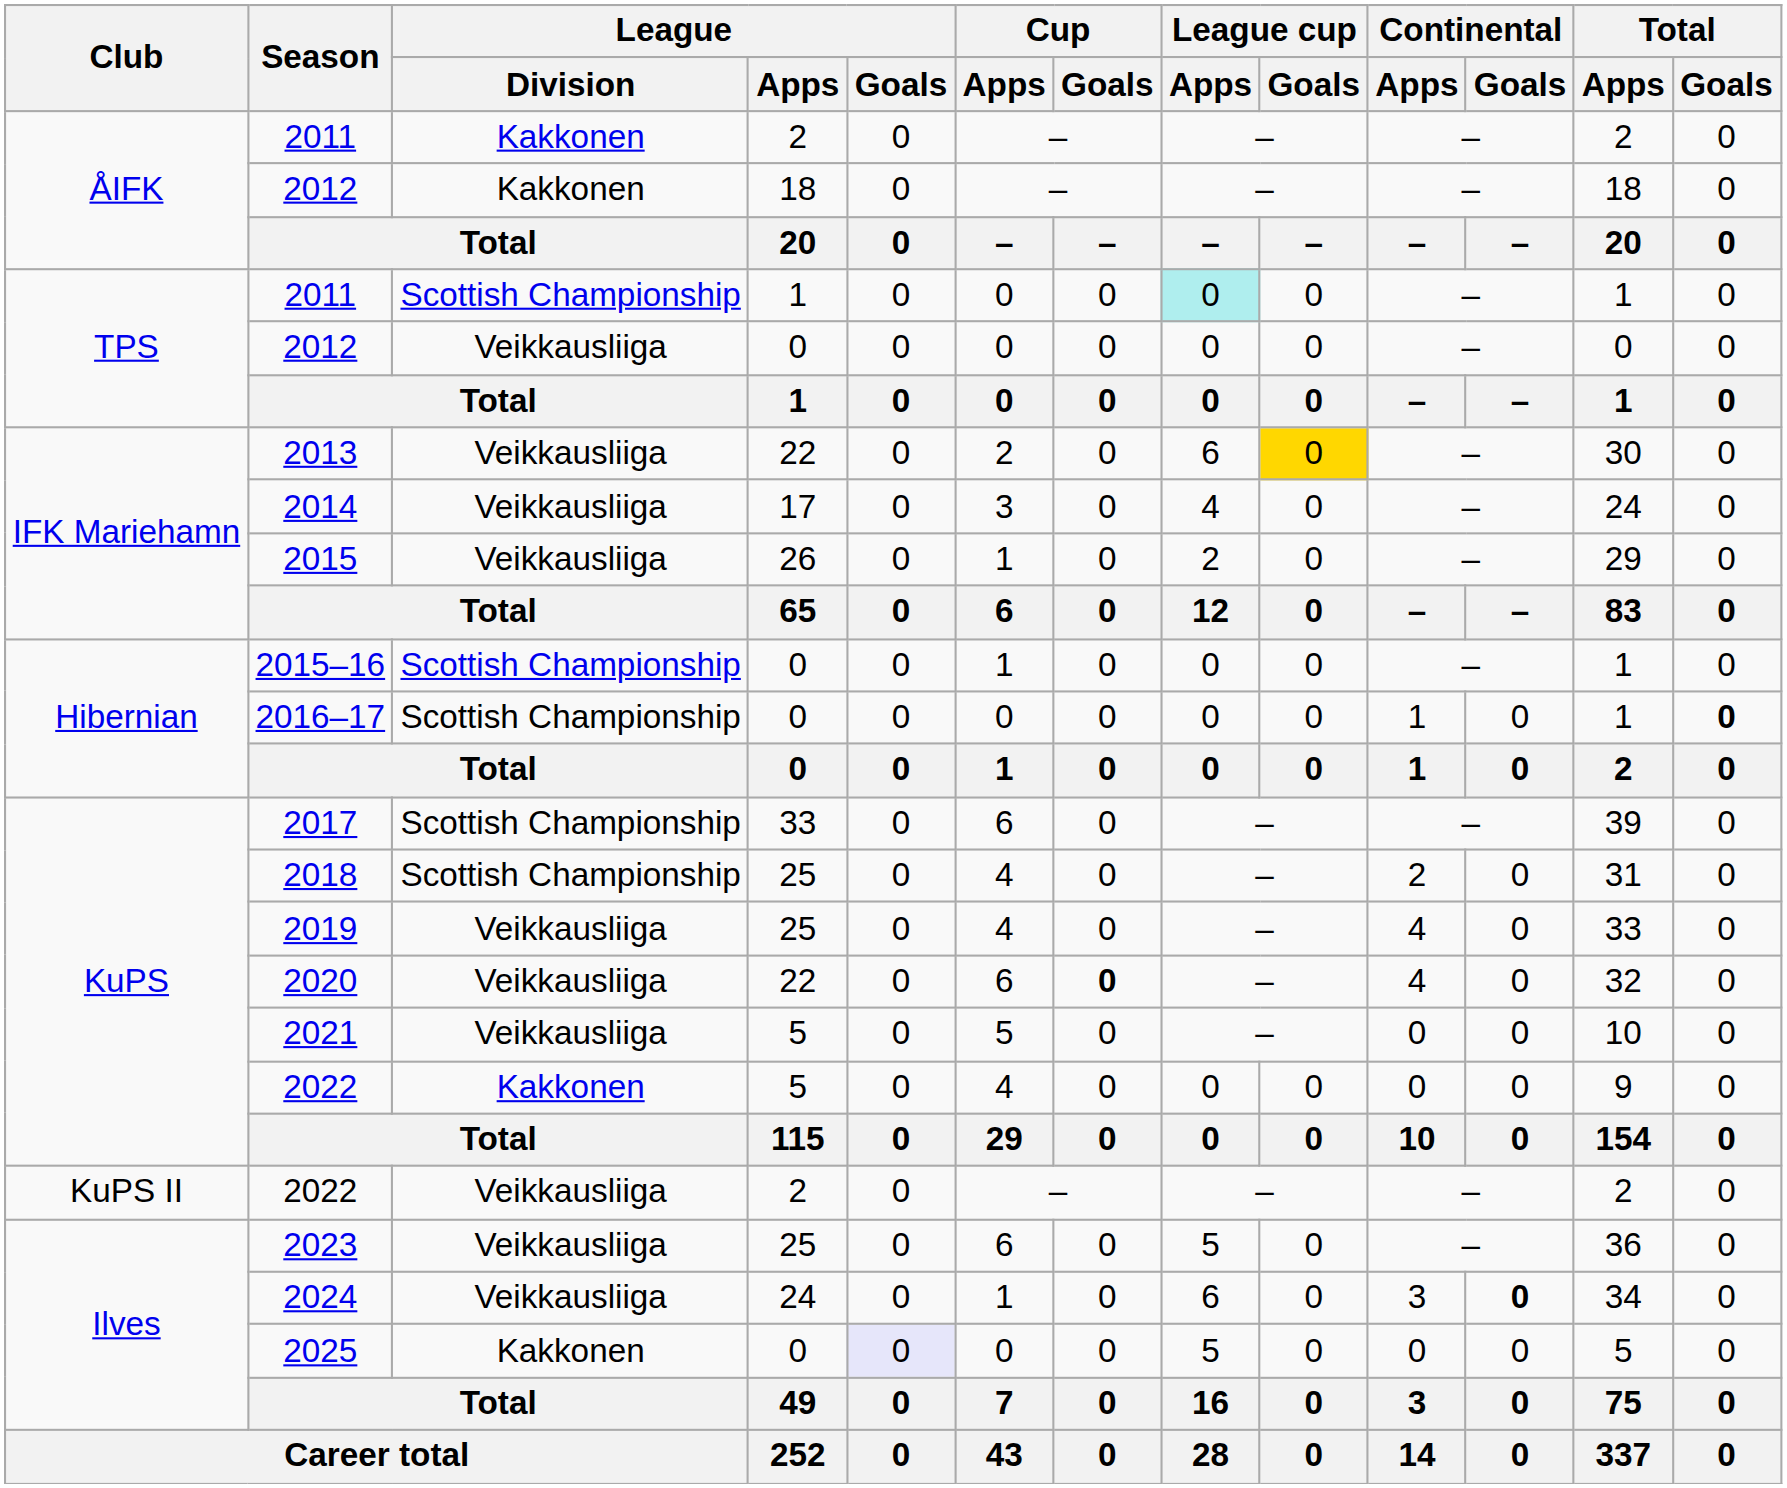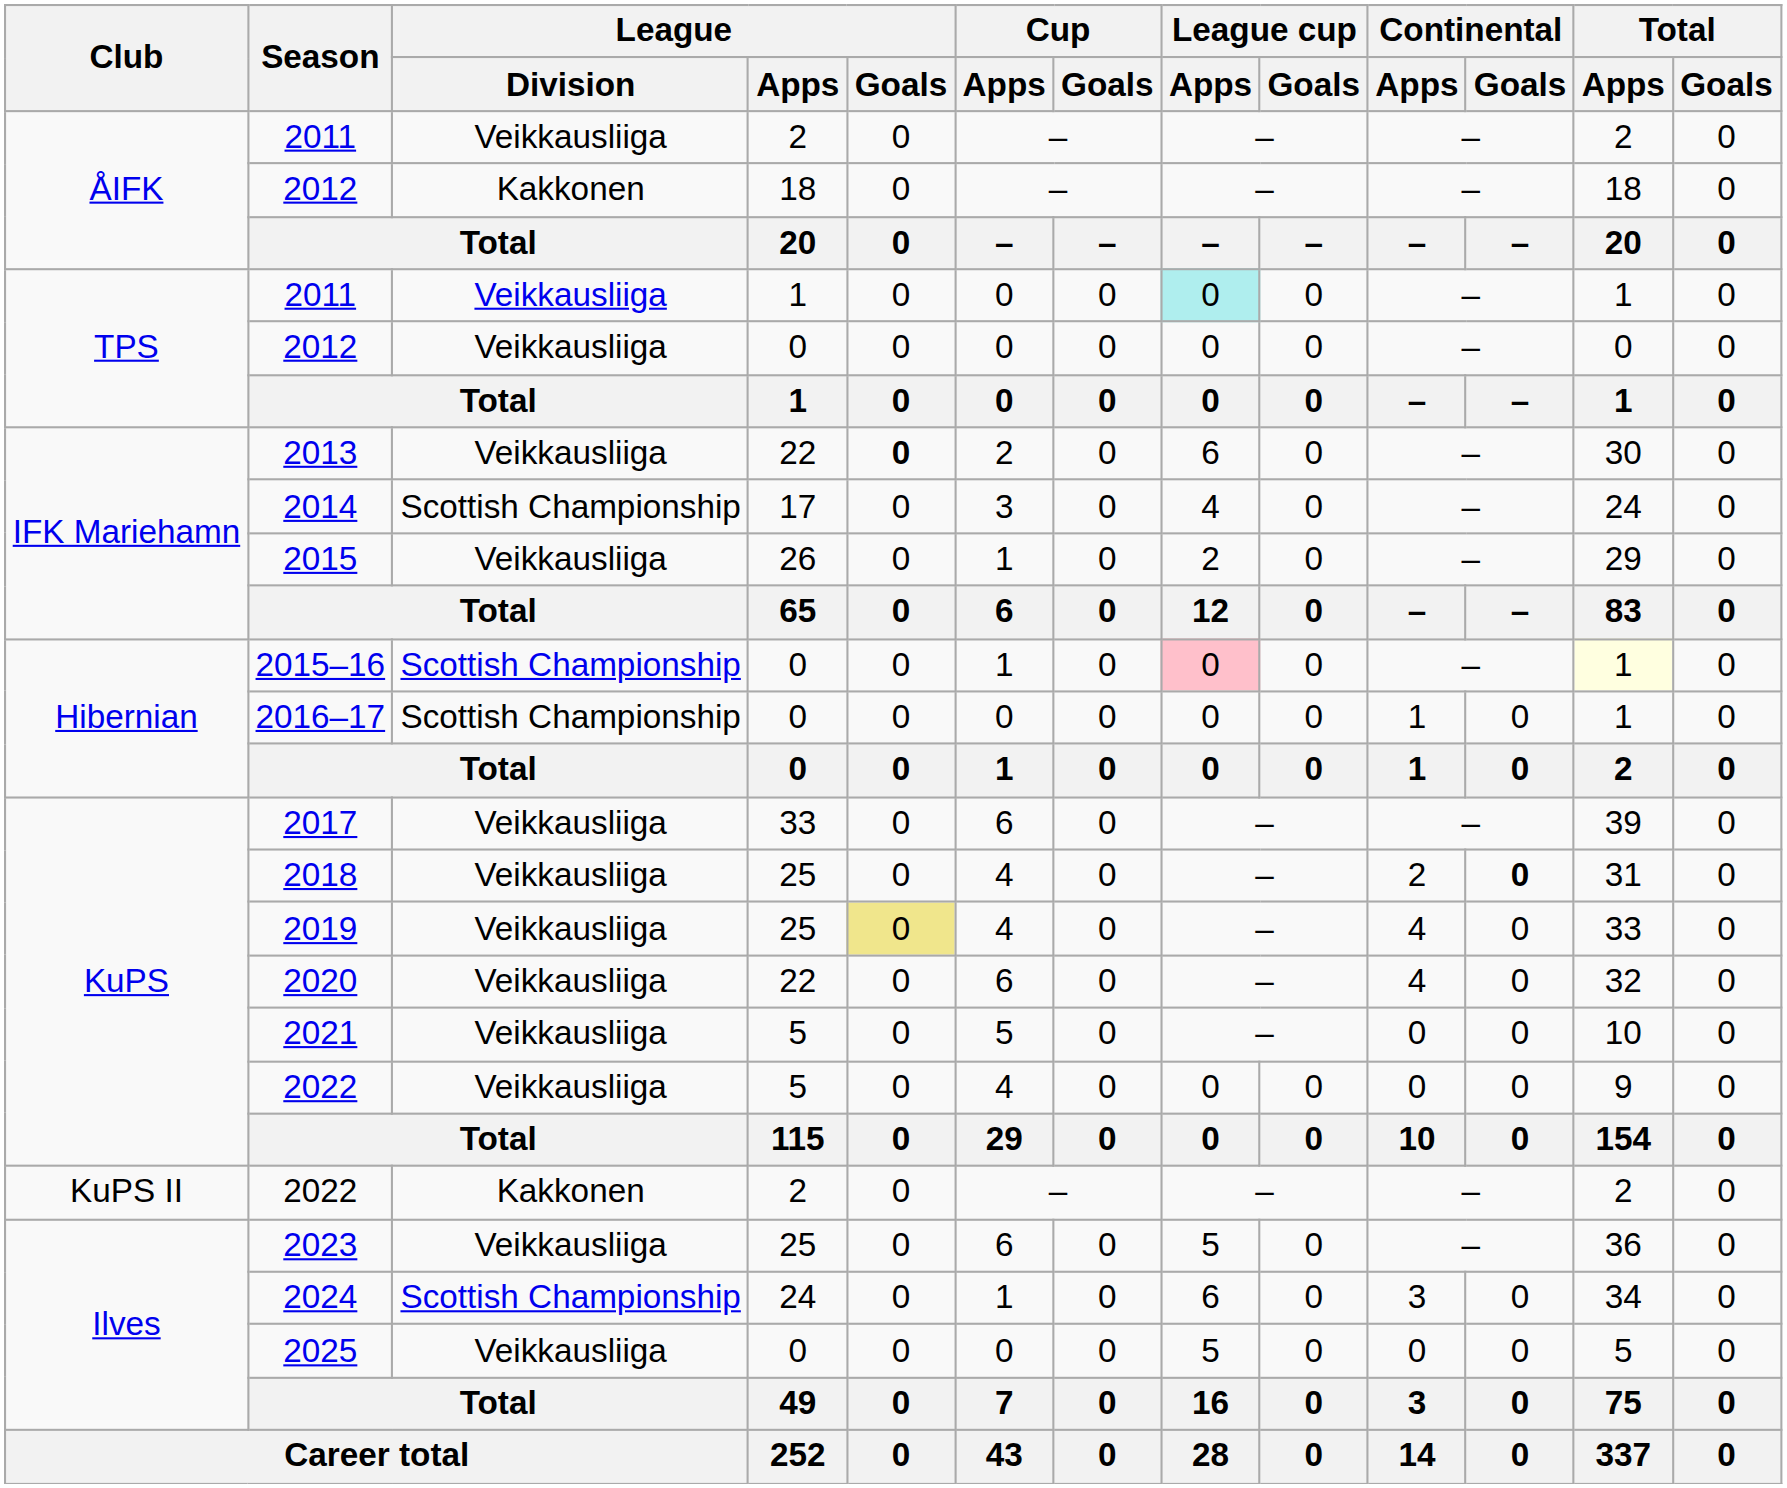(571, 136) Kakkonen -> (571, 136) Veikkausliiga
(571, 294) Scottish Championship -> (571, 294) Veikkausliiga
(901, 453) normal -> (901, 453) bold
(1314, 453) gold background -> (1314, 453) no background
(571, 505) Veikkausliiga -> (571, 505) Scottish Championship
(1211, 664) no background -> (1211, 664) pink background
(1623, 664) no background -> (1623, 664) lightyellow background
(1726, 717) bold -> (1726, 717) normal
(571, 822) Scottish Championship -> (571, 822) Veikkausliiga
(571, 875) Scottish Championship -> (571, 875) Veikkausliiga
(1520, 875) normal -> (1520, 875) bold
(901, 928) no background -> (901, 928) khaki background
(1107, 980) bold -> (1107, 980) normal
(571, 1086) Kakkonen -> (571, 1086) Veikkausliiga
(571, 1192) Veikkausliiga -> (571, 1192) Kakkonen
(571, 1297) Veikkausliiga -> (571, 1297) Scottish Championship
(1520, 1297) bold -> (1520, 1297) normal
(571, 1350) Kakkonen -> (571, 1350) Veikkausliiga
(901, 1350) lavender background -> (901, 1350) no background
